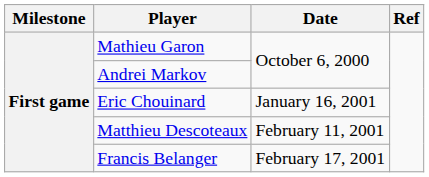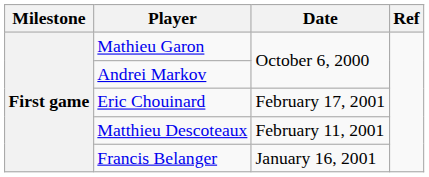(316, 102) January 16, 2001 -> (320, 102) February 17, 2001
(320, 158) February 17, 2001 -> (316, 158) January 16, 2001
